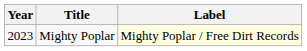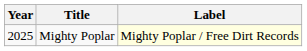(20, 35) 2023 -> (20, 35) 2025
